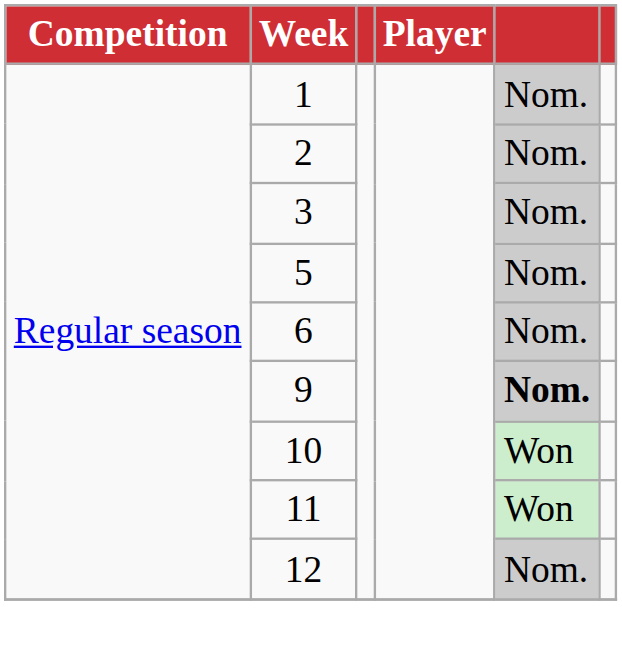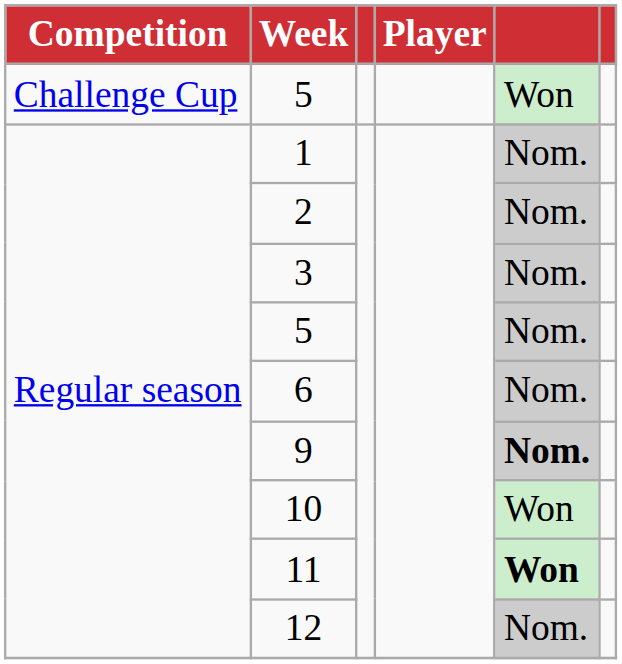+ row: (126, 93)
(539, 509) normal -> (541, 568) bold
